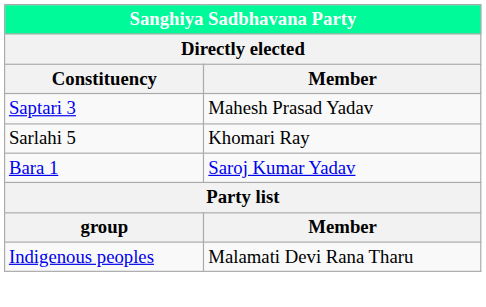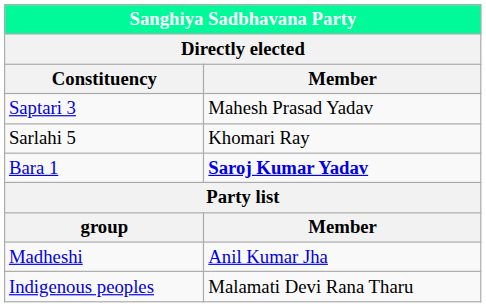(282, 167) normal -> (288, 167) bold
+ row: (46, 256)
